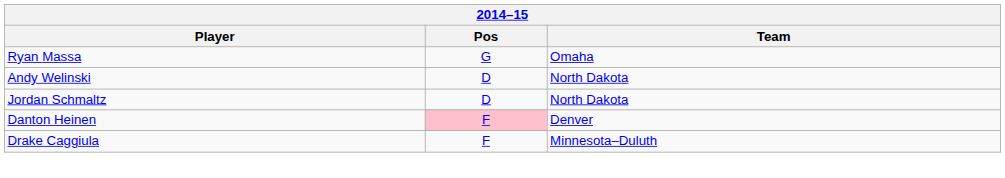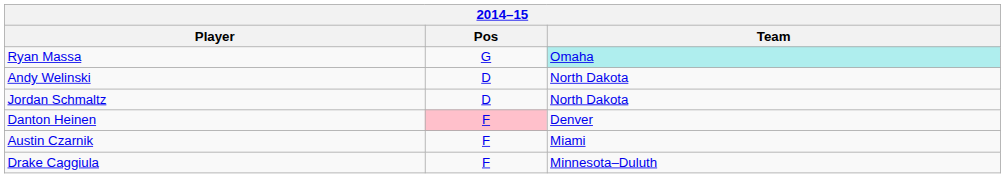(572, 57) no background -> (572, 57) paleturquoise background
+ row: (50, 141)
